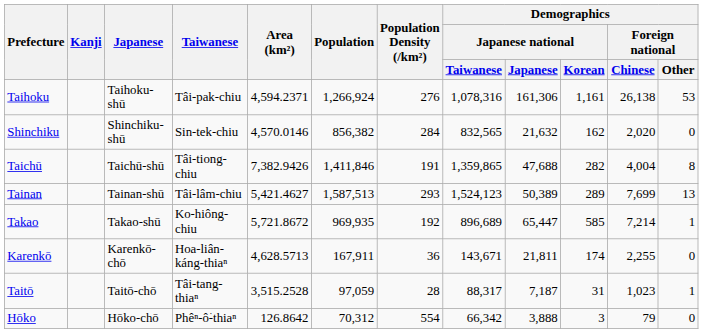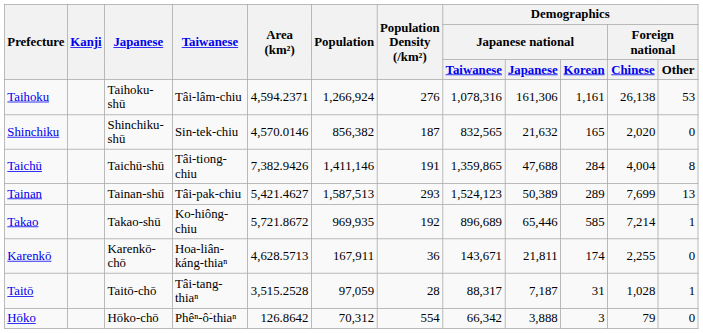(208, 97) Tâi-pak-chiu -> (208, 97) Tâi-lâm-chiu
(430, 131) 284 -> (430, 131) 187
(595, 131) 162 -> (595, 131) 165
(349, 166) 1,411,846 -> (349, 166) 1,411,146
(595, 166) 282 -> (595, 166) 284
(208, 194) Tâi-lâm-chiu -> (208, 194) Tâi-pak-chiu
(540, 221) 65,447 -> (540, 221) 65,446
(641, 290) 1,023 -> (641, 290) 1,028
